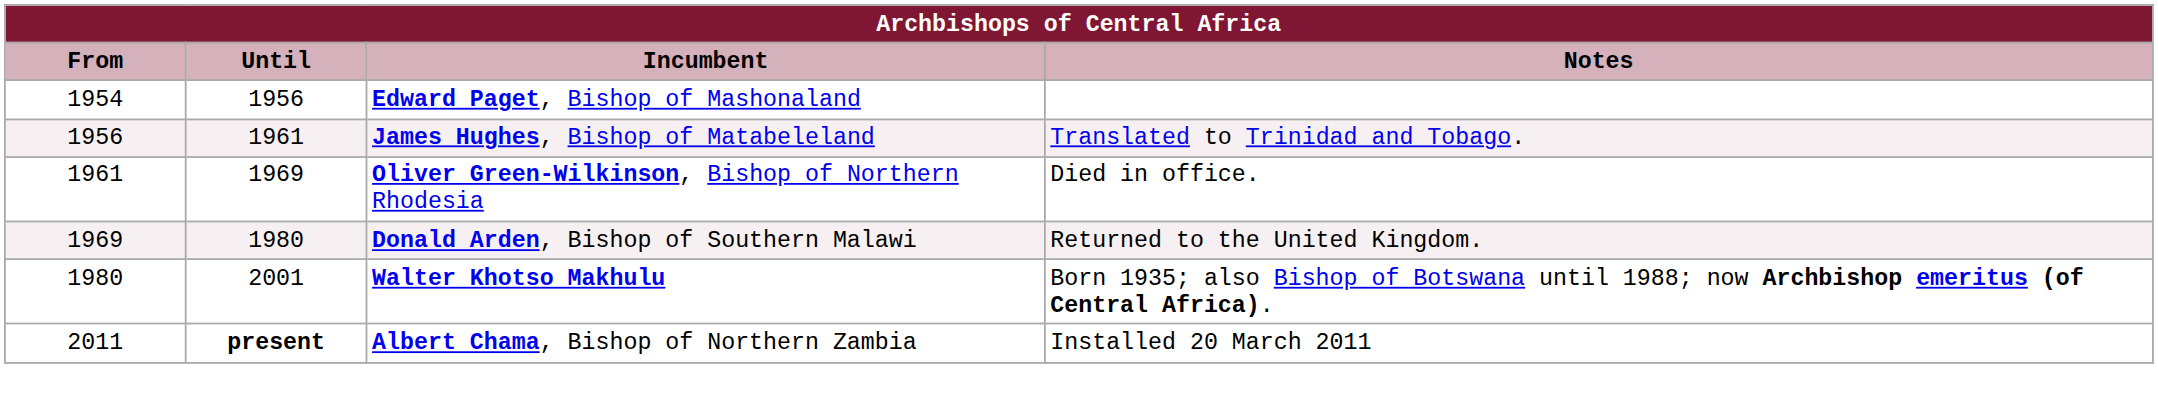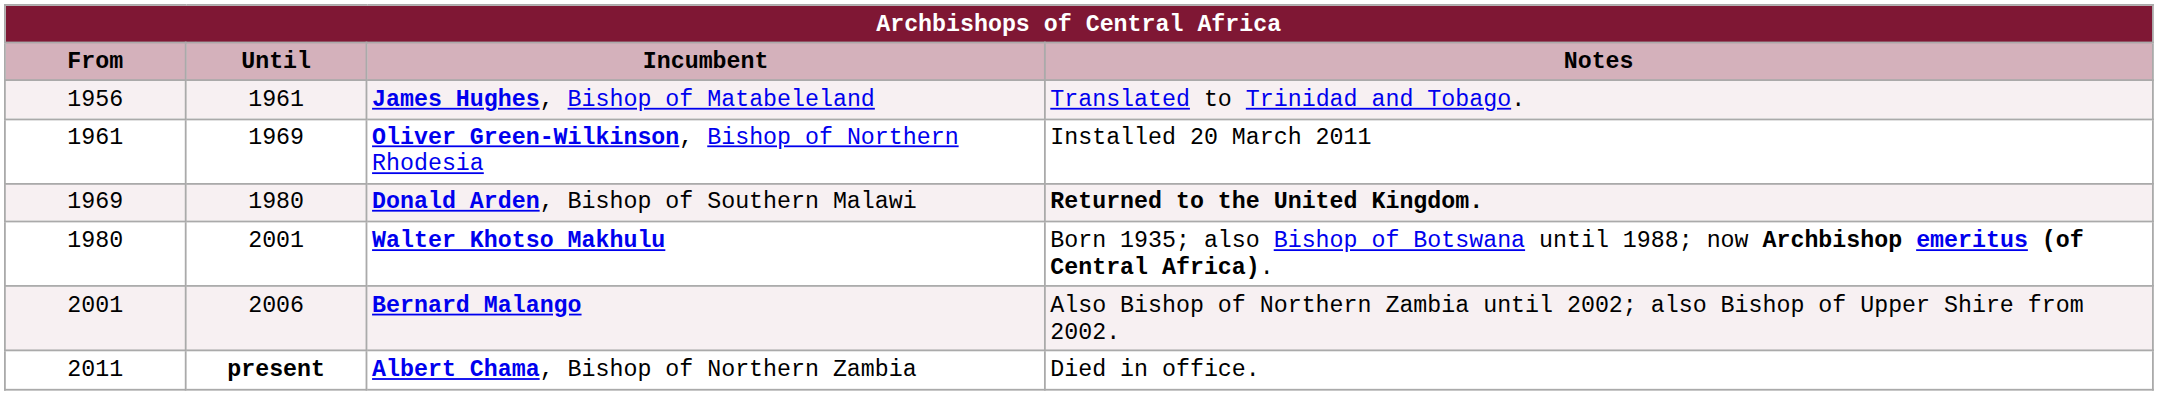- row: (616, 100)
(1155, 176) Died in office. -> (1211, 138) Installed 20 March 2011
(1267, 240) normal -> (1267, 202) bold
+ row: (477, 305)
(1211, 343) Installed 20 March 2011 -> (1155, 370) Died in office.
